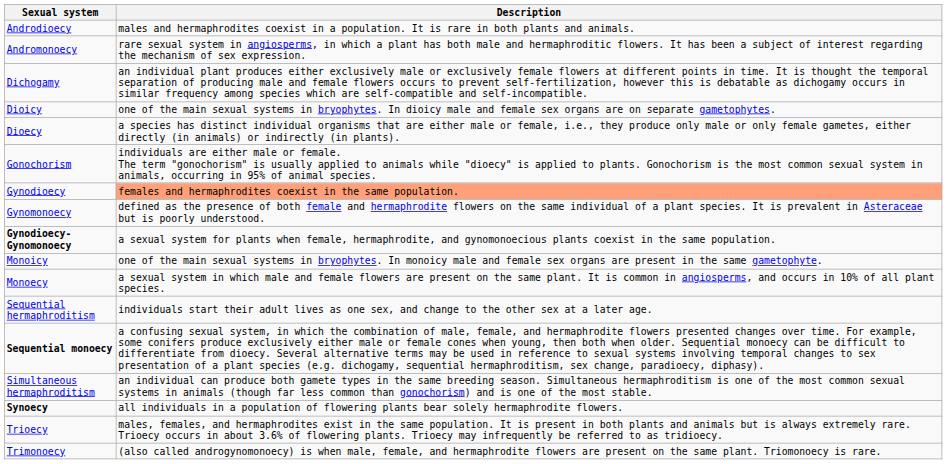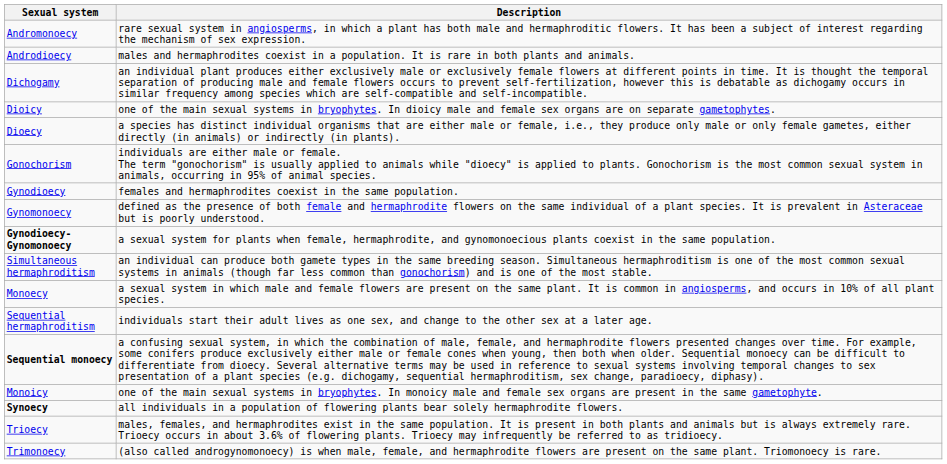rows swapped: (39, 28) <-> (42, 50)
(289, 191) lightsalmon background -> (289, 191) no background
rows swapped: (27, 261) <-> (51, 387)
